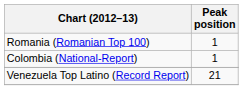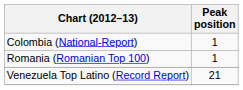rows swapped: (72, 59) <-> (78, 42)
